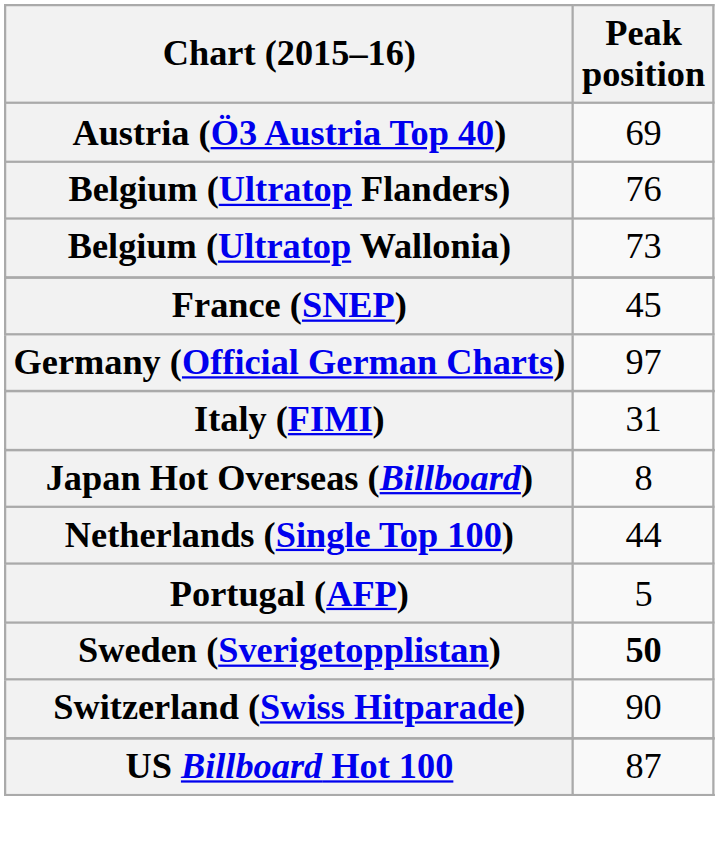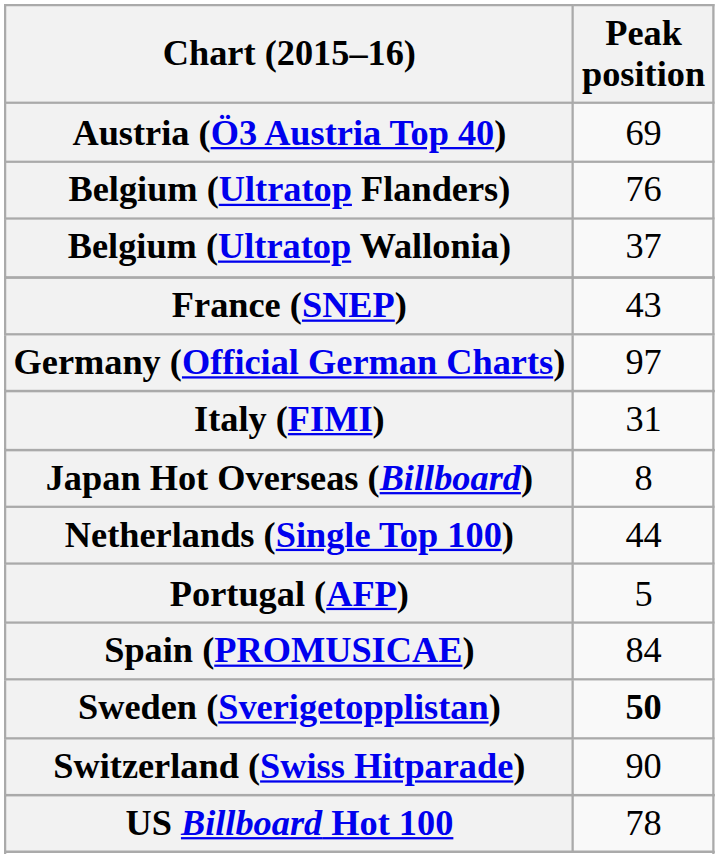(644, 246) 73 -> (644, 246) 37
(644, 304) 45 -> (644, 304) 43
+ row: (289, 650)
(644, 765) 87 -> (644, 822) 78
